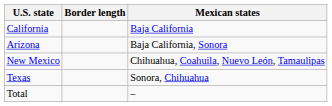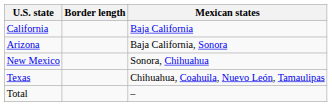(228, 61) Chihuahua, Coahuila, Nuevo León, Tamaulipas -> (170, 61) Sonora, Chihuahua
(170, 77) Sonora, Chihuahua -> (228, 77) Chihuahua, Coahuila, Nuevo León, Tamaulipas
